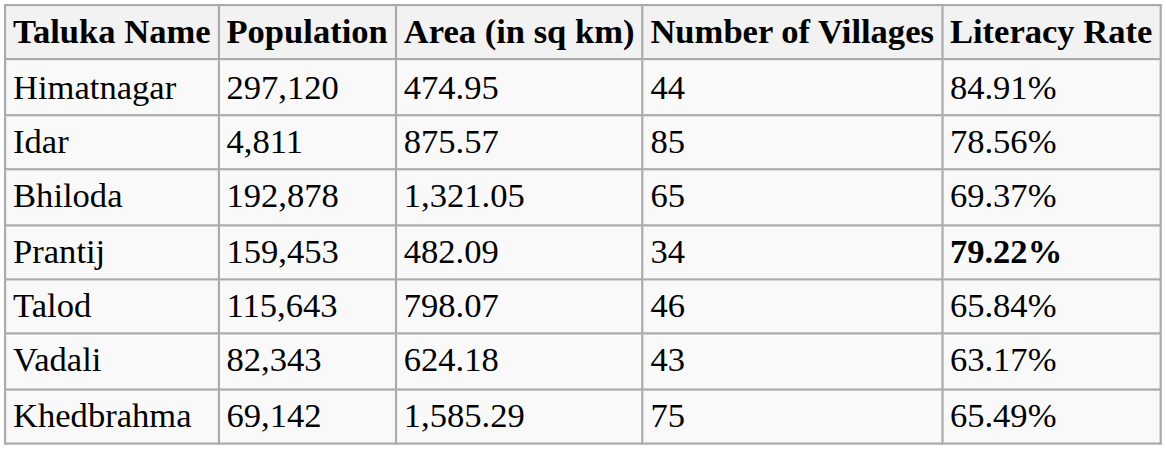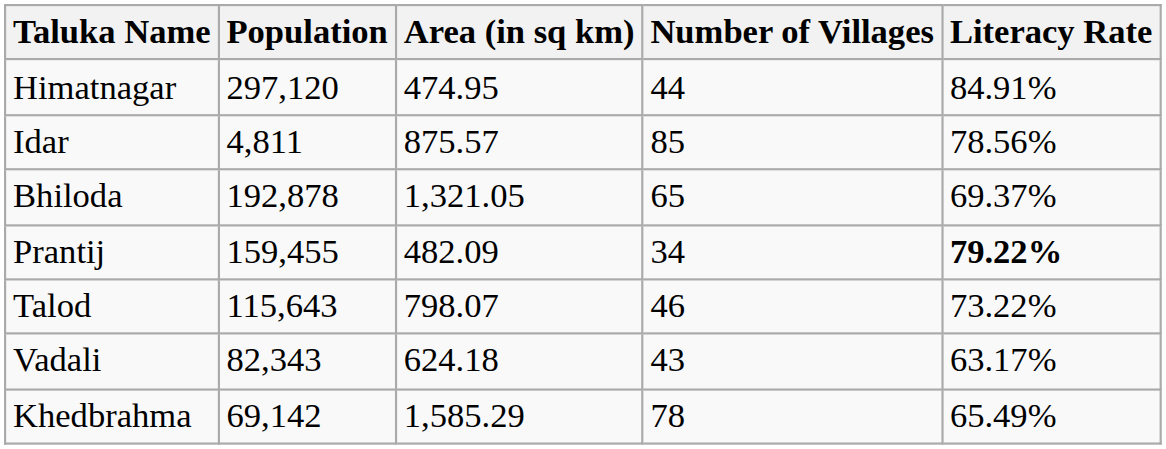(283, 251) 159,453 -> (283, 251) 159,455
(1003, 305) 65.84% -> (1003, 305) 73.22%
(668, 415) 75 -> (668, 415) 78
